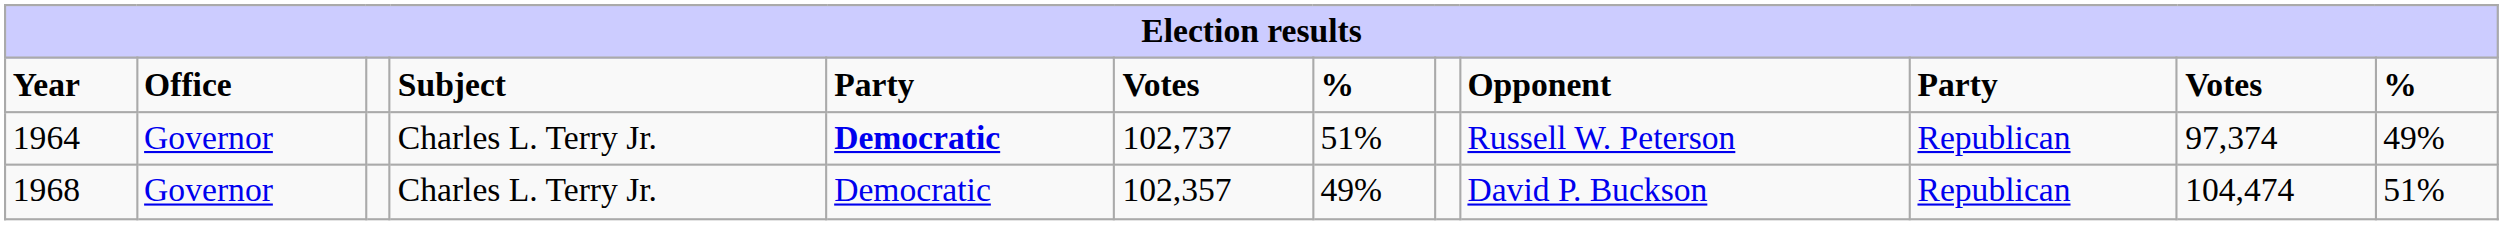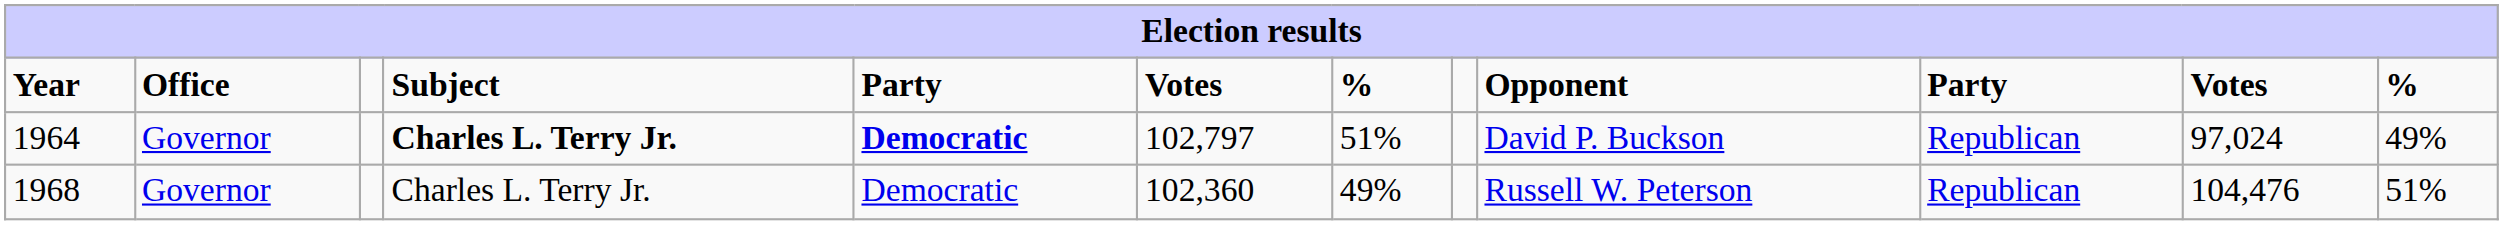(527, 137) normal -> (534, 137) bold
(1177, 137) 102,737 -> (1200, 137) 102,797
(1601, 137) Russell W. Peterson -> (1604, 137) David P. Buckson
(2231, 137) 97,374 -> (2237, 137) 97,024
(1177, 191) 102,357 -> (1200, 191) 102,360
(1587, 191) David P. Buckson -> (1618, 191) Russell W. Peterson
(2240, 191) 104,474 -> (2245, 191) 104,476
